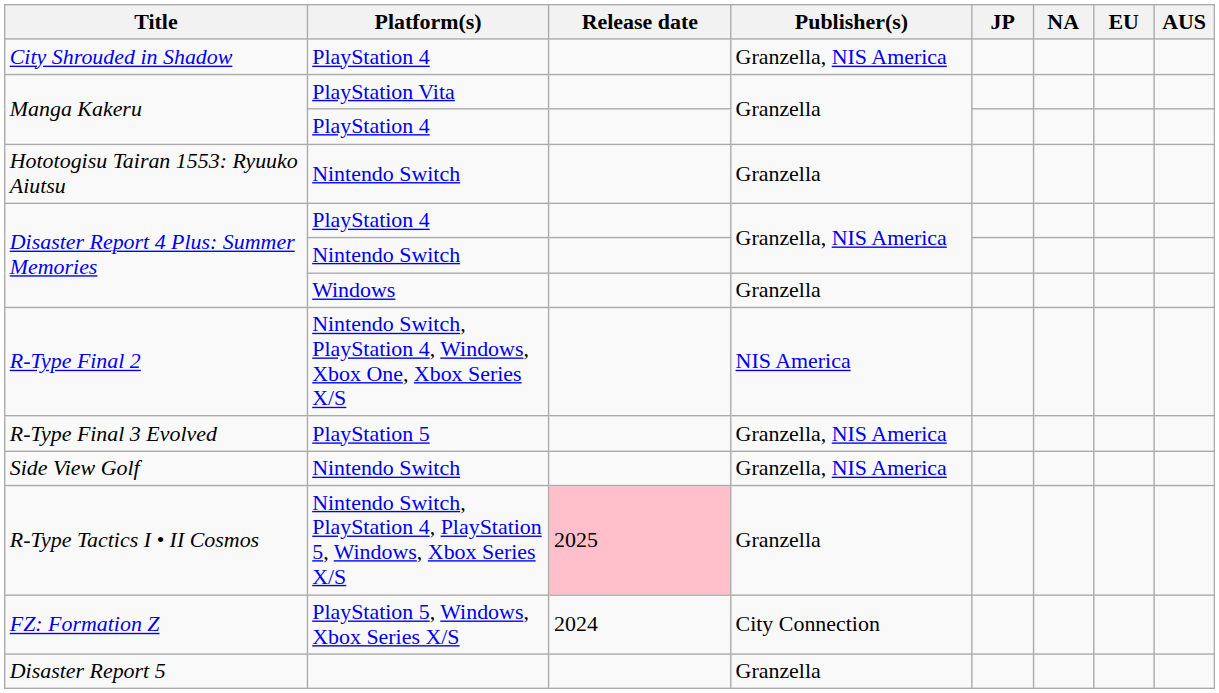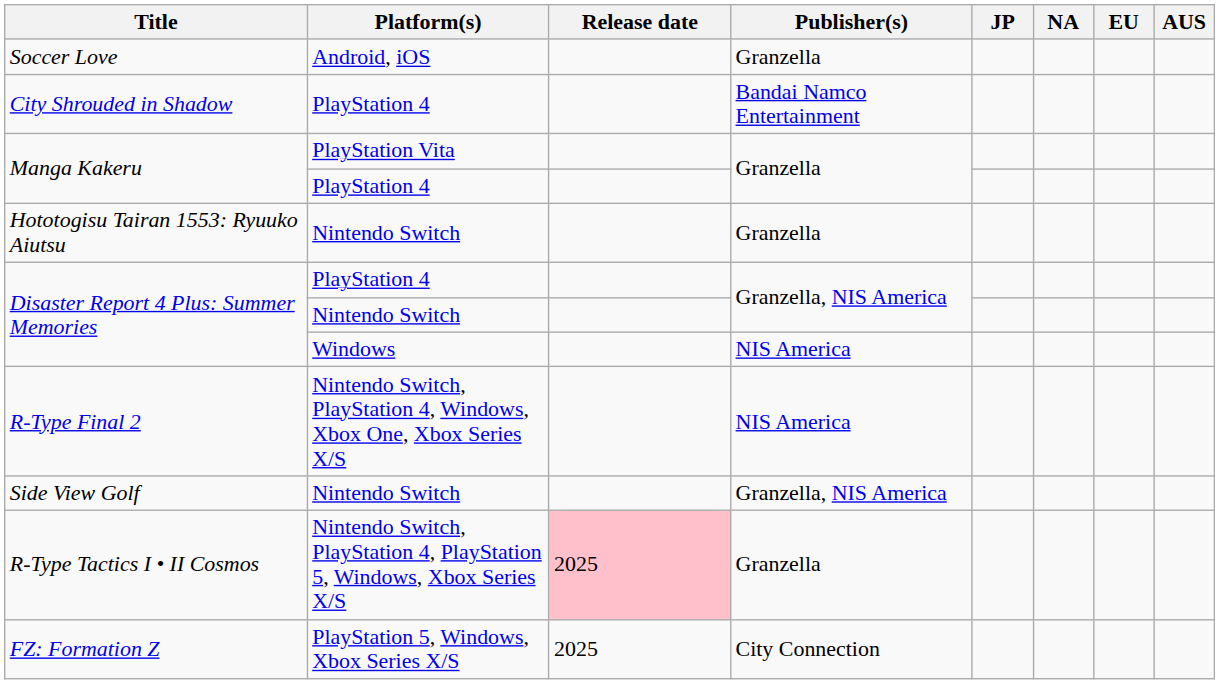+ row: (64, 56)
(841, 56) Granzella, NIS America -> (801, 103) Bandai Namco Entertainment
(778, 289) Granzella -> (793, 349) NIS America
- row: (113, 433)
(576, 623) 2024 -> (576, 648) 2025
- row: (88, 671)
